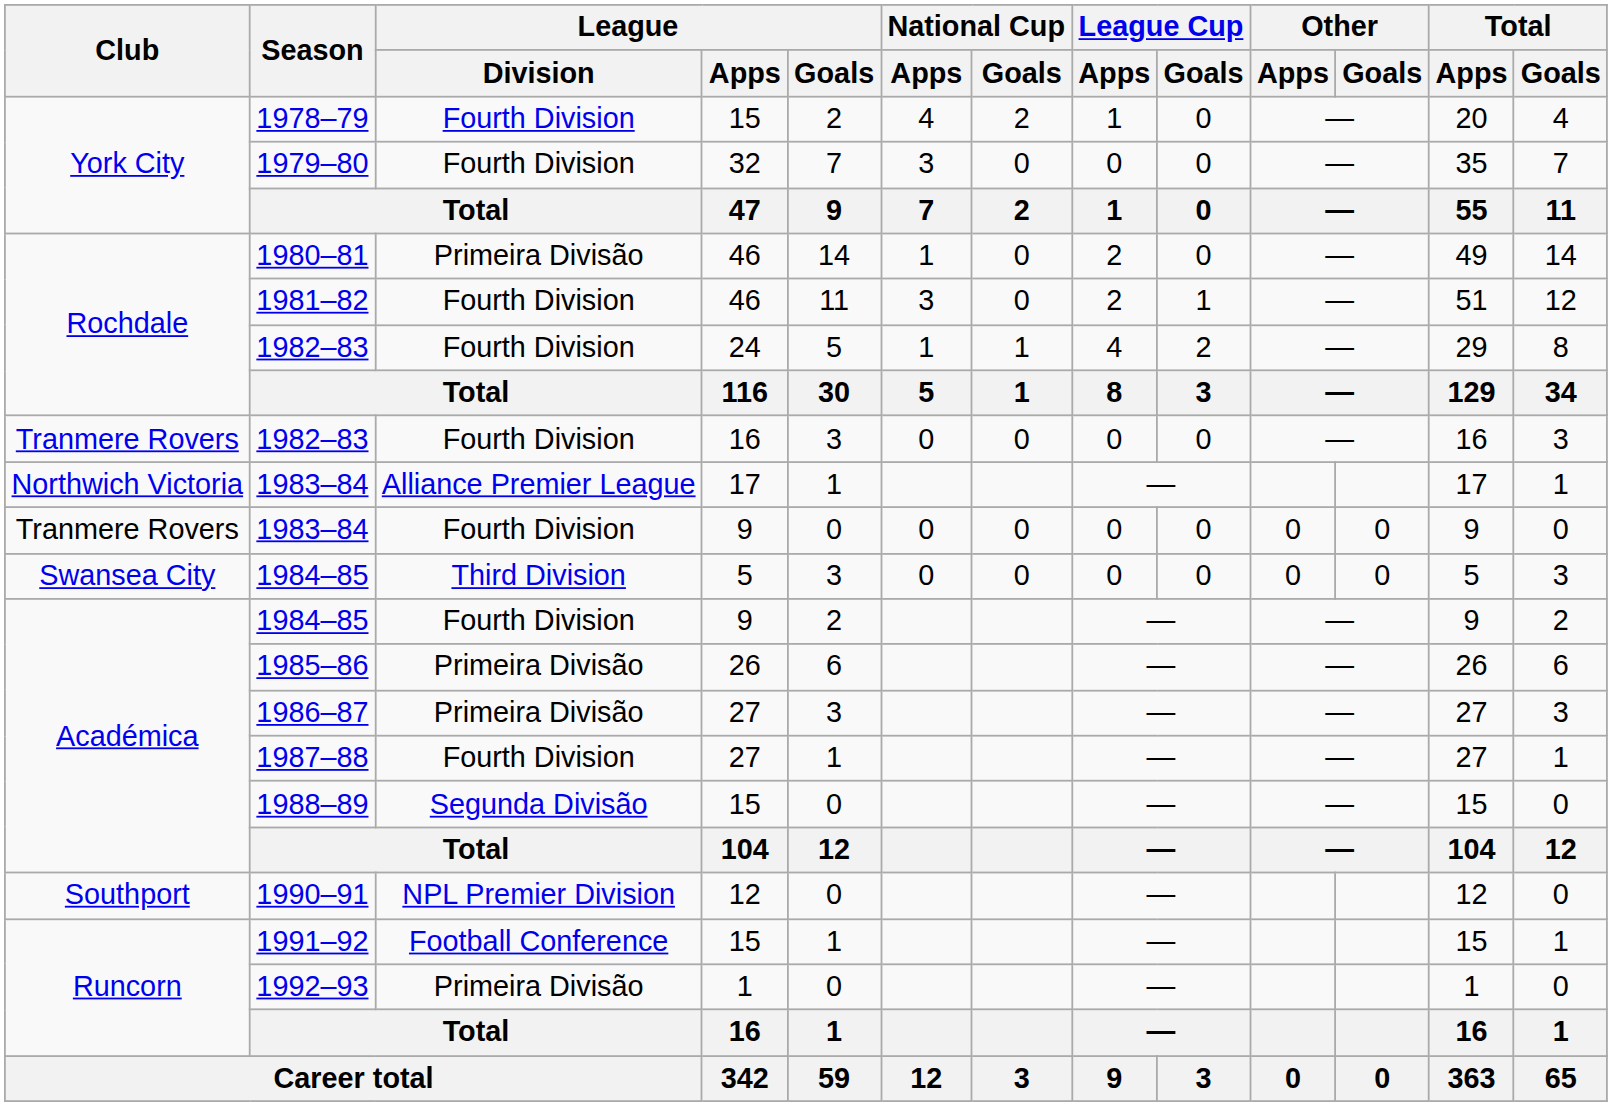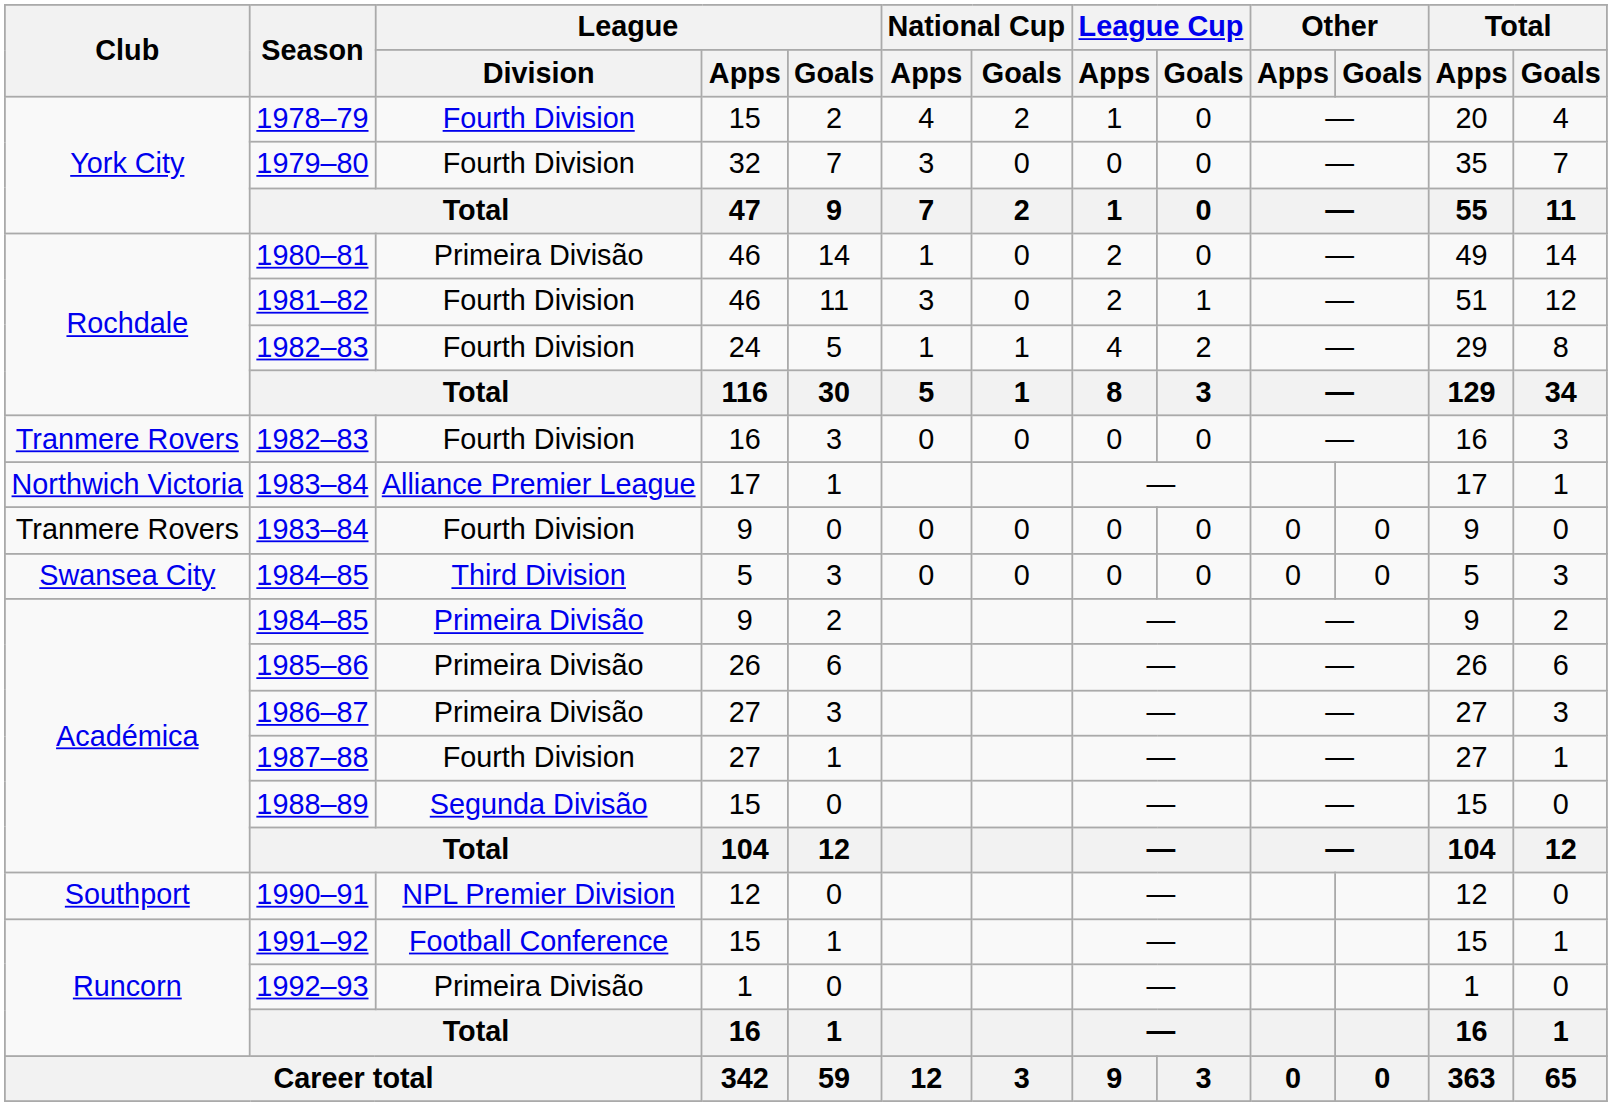(539, 621) Fourth Division -> (539, 621) Primeira Divisão
